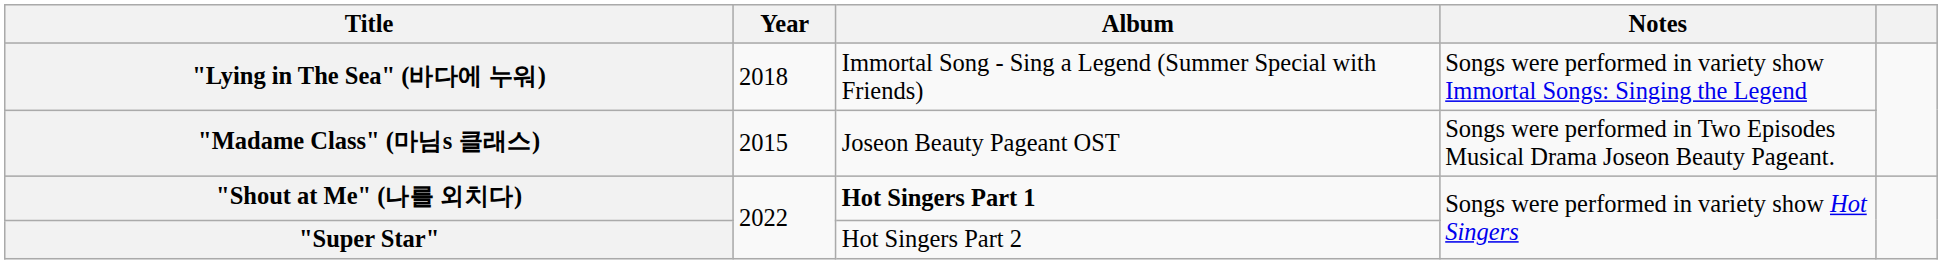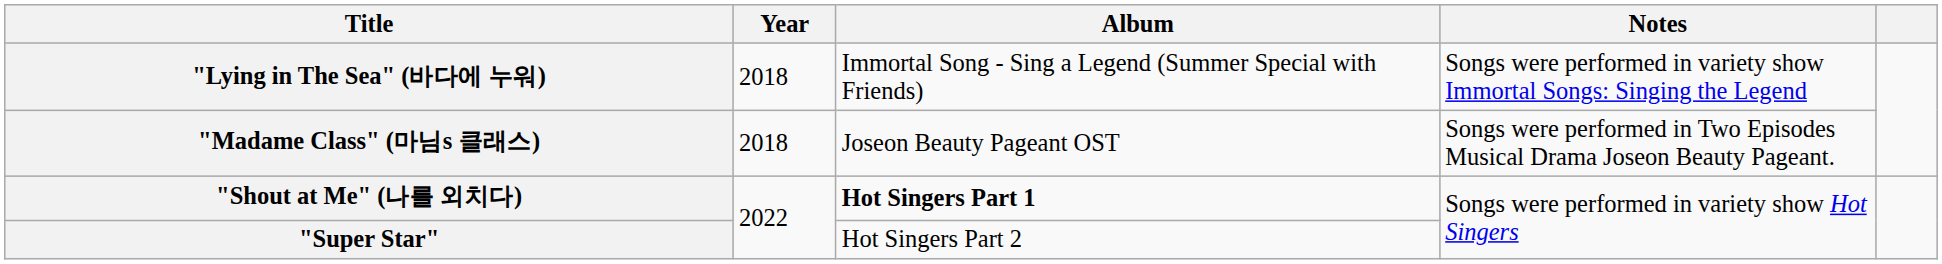(764, 142) 2015 -> (764, 142) 2018
